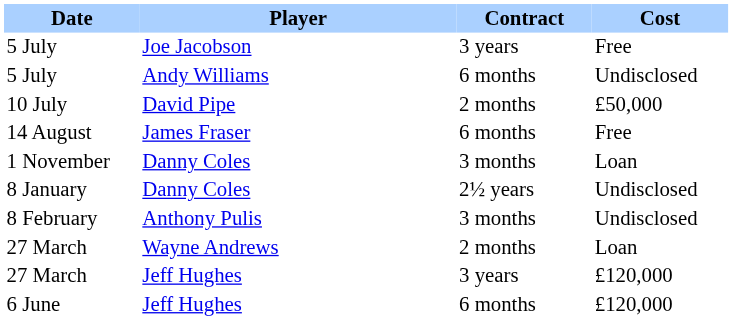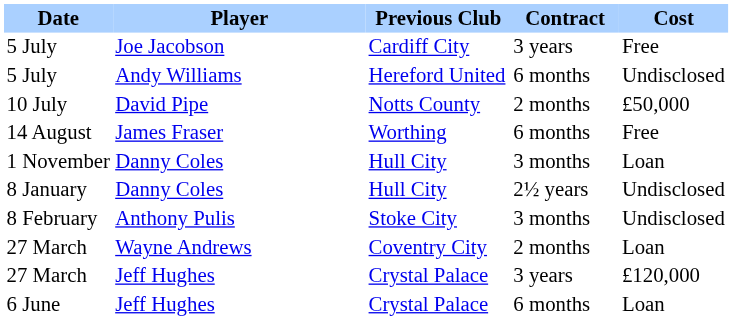+ column: (438, 18)
(634, 304) £120,000 -> (643, 304) Loan
